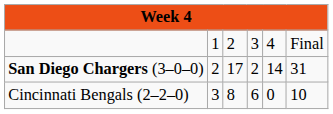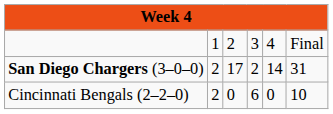(215, 95) 3 -> (215, 95) 2
(231, 95) 8 -> (231, 95) 0
